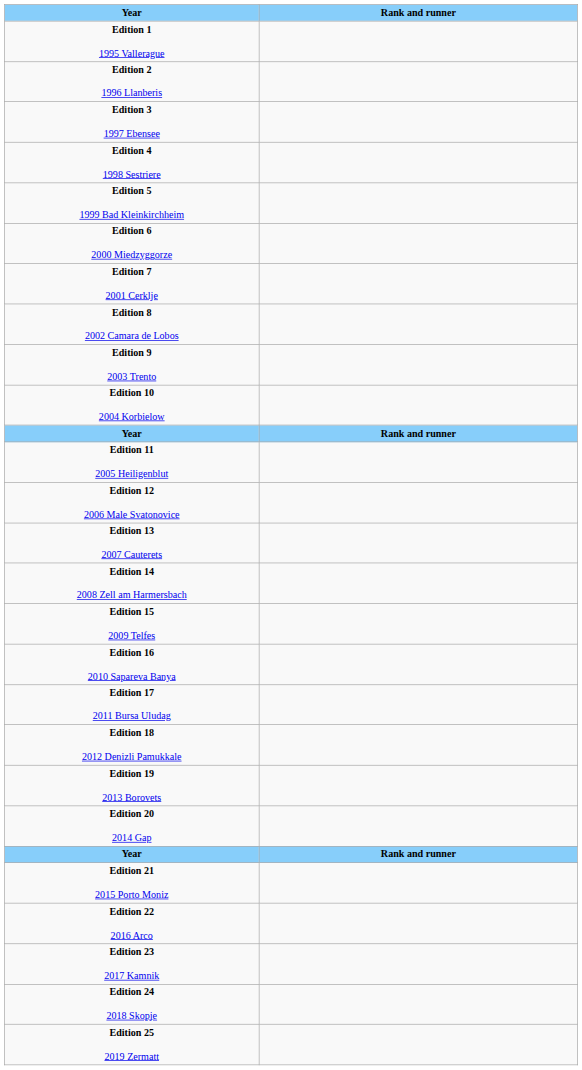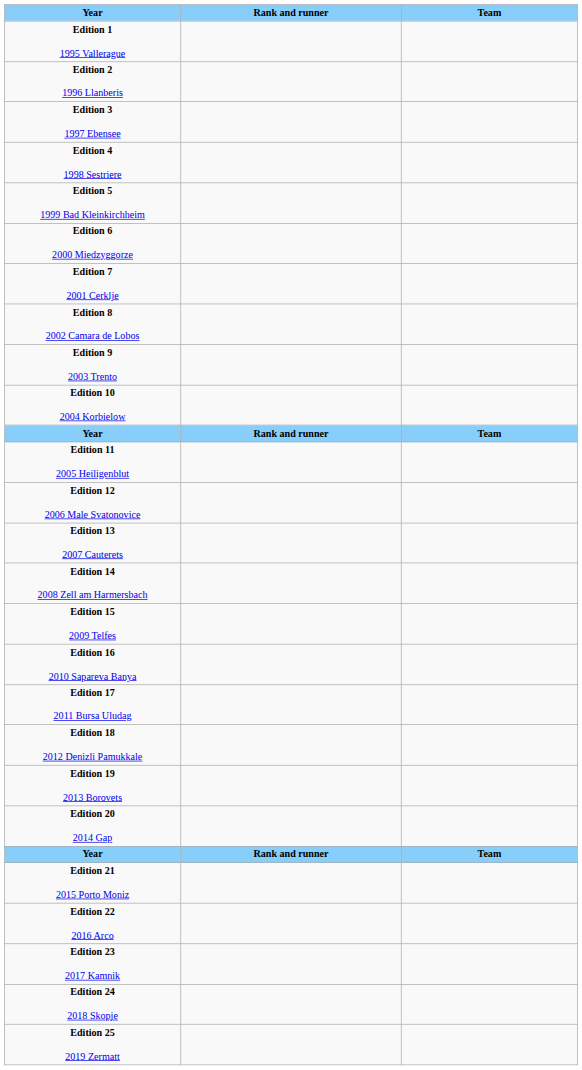+ column: (489, 13)
